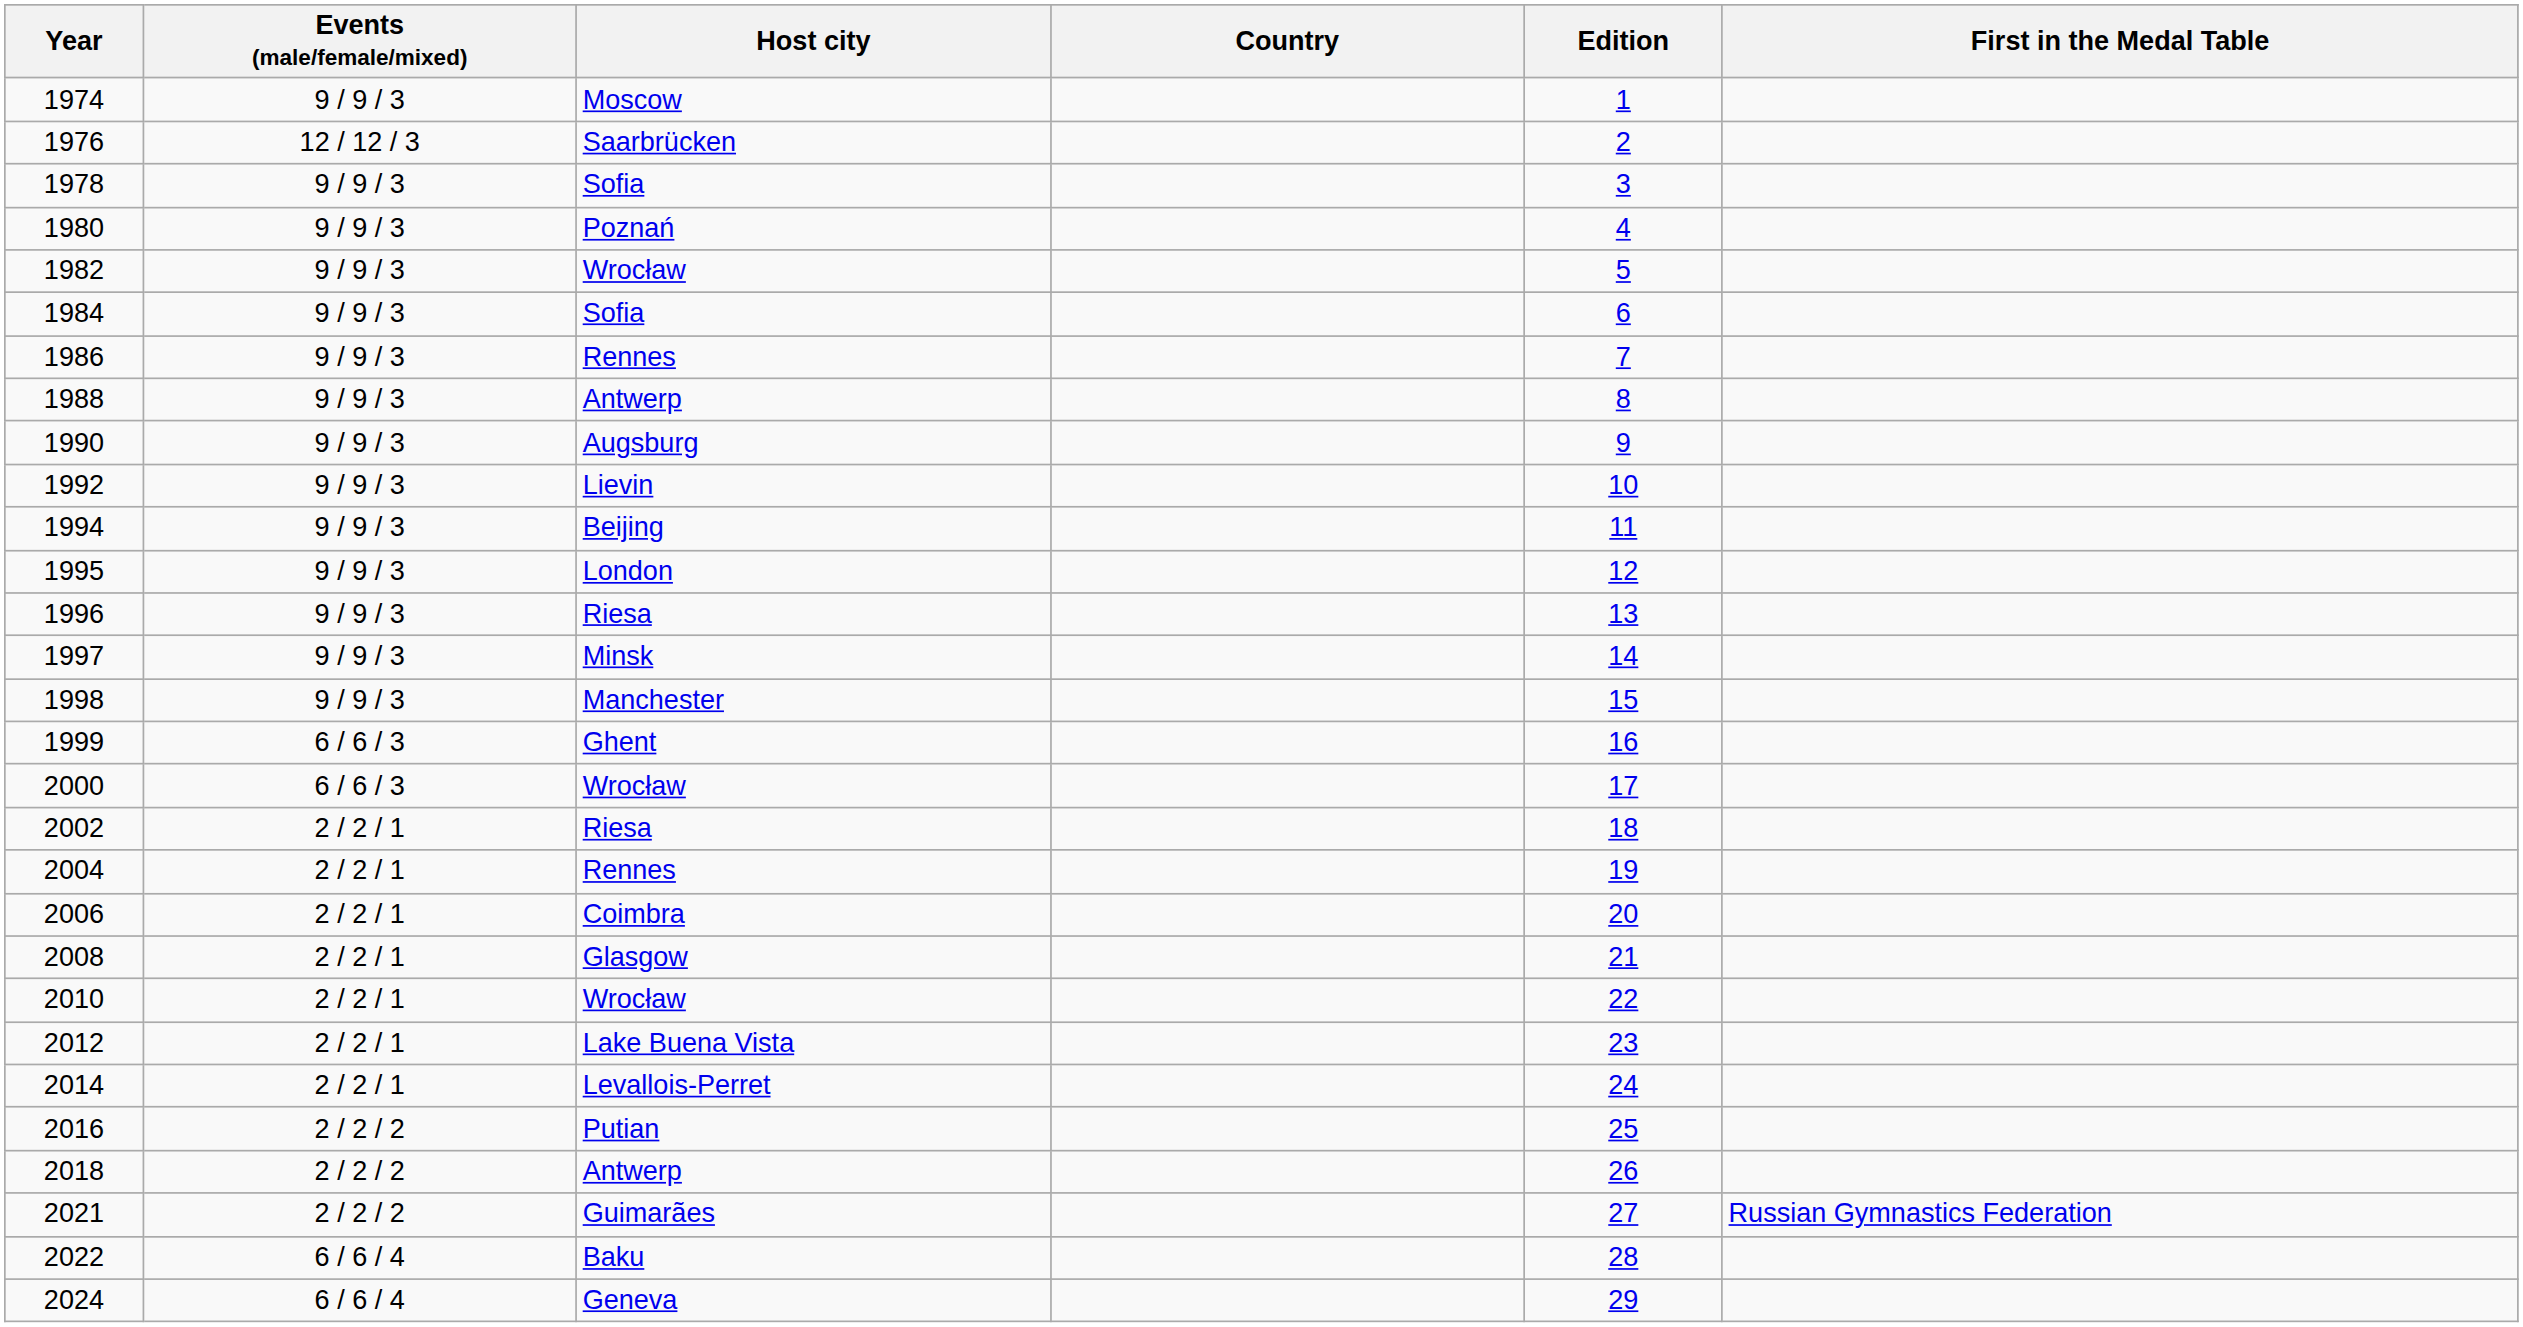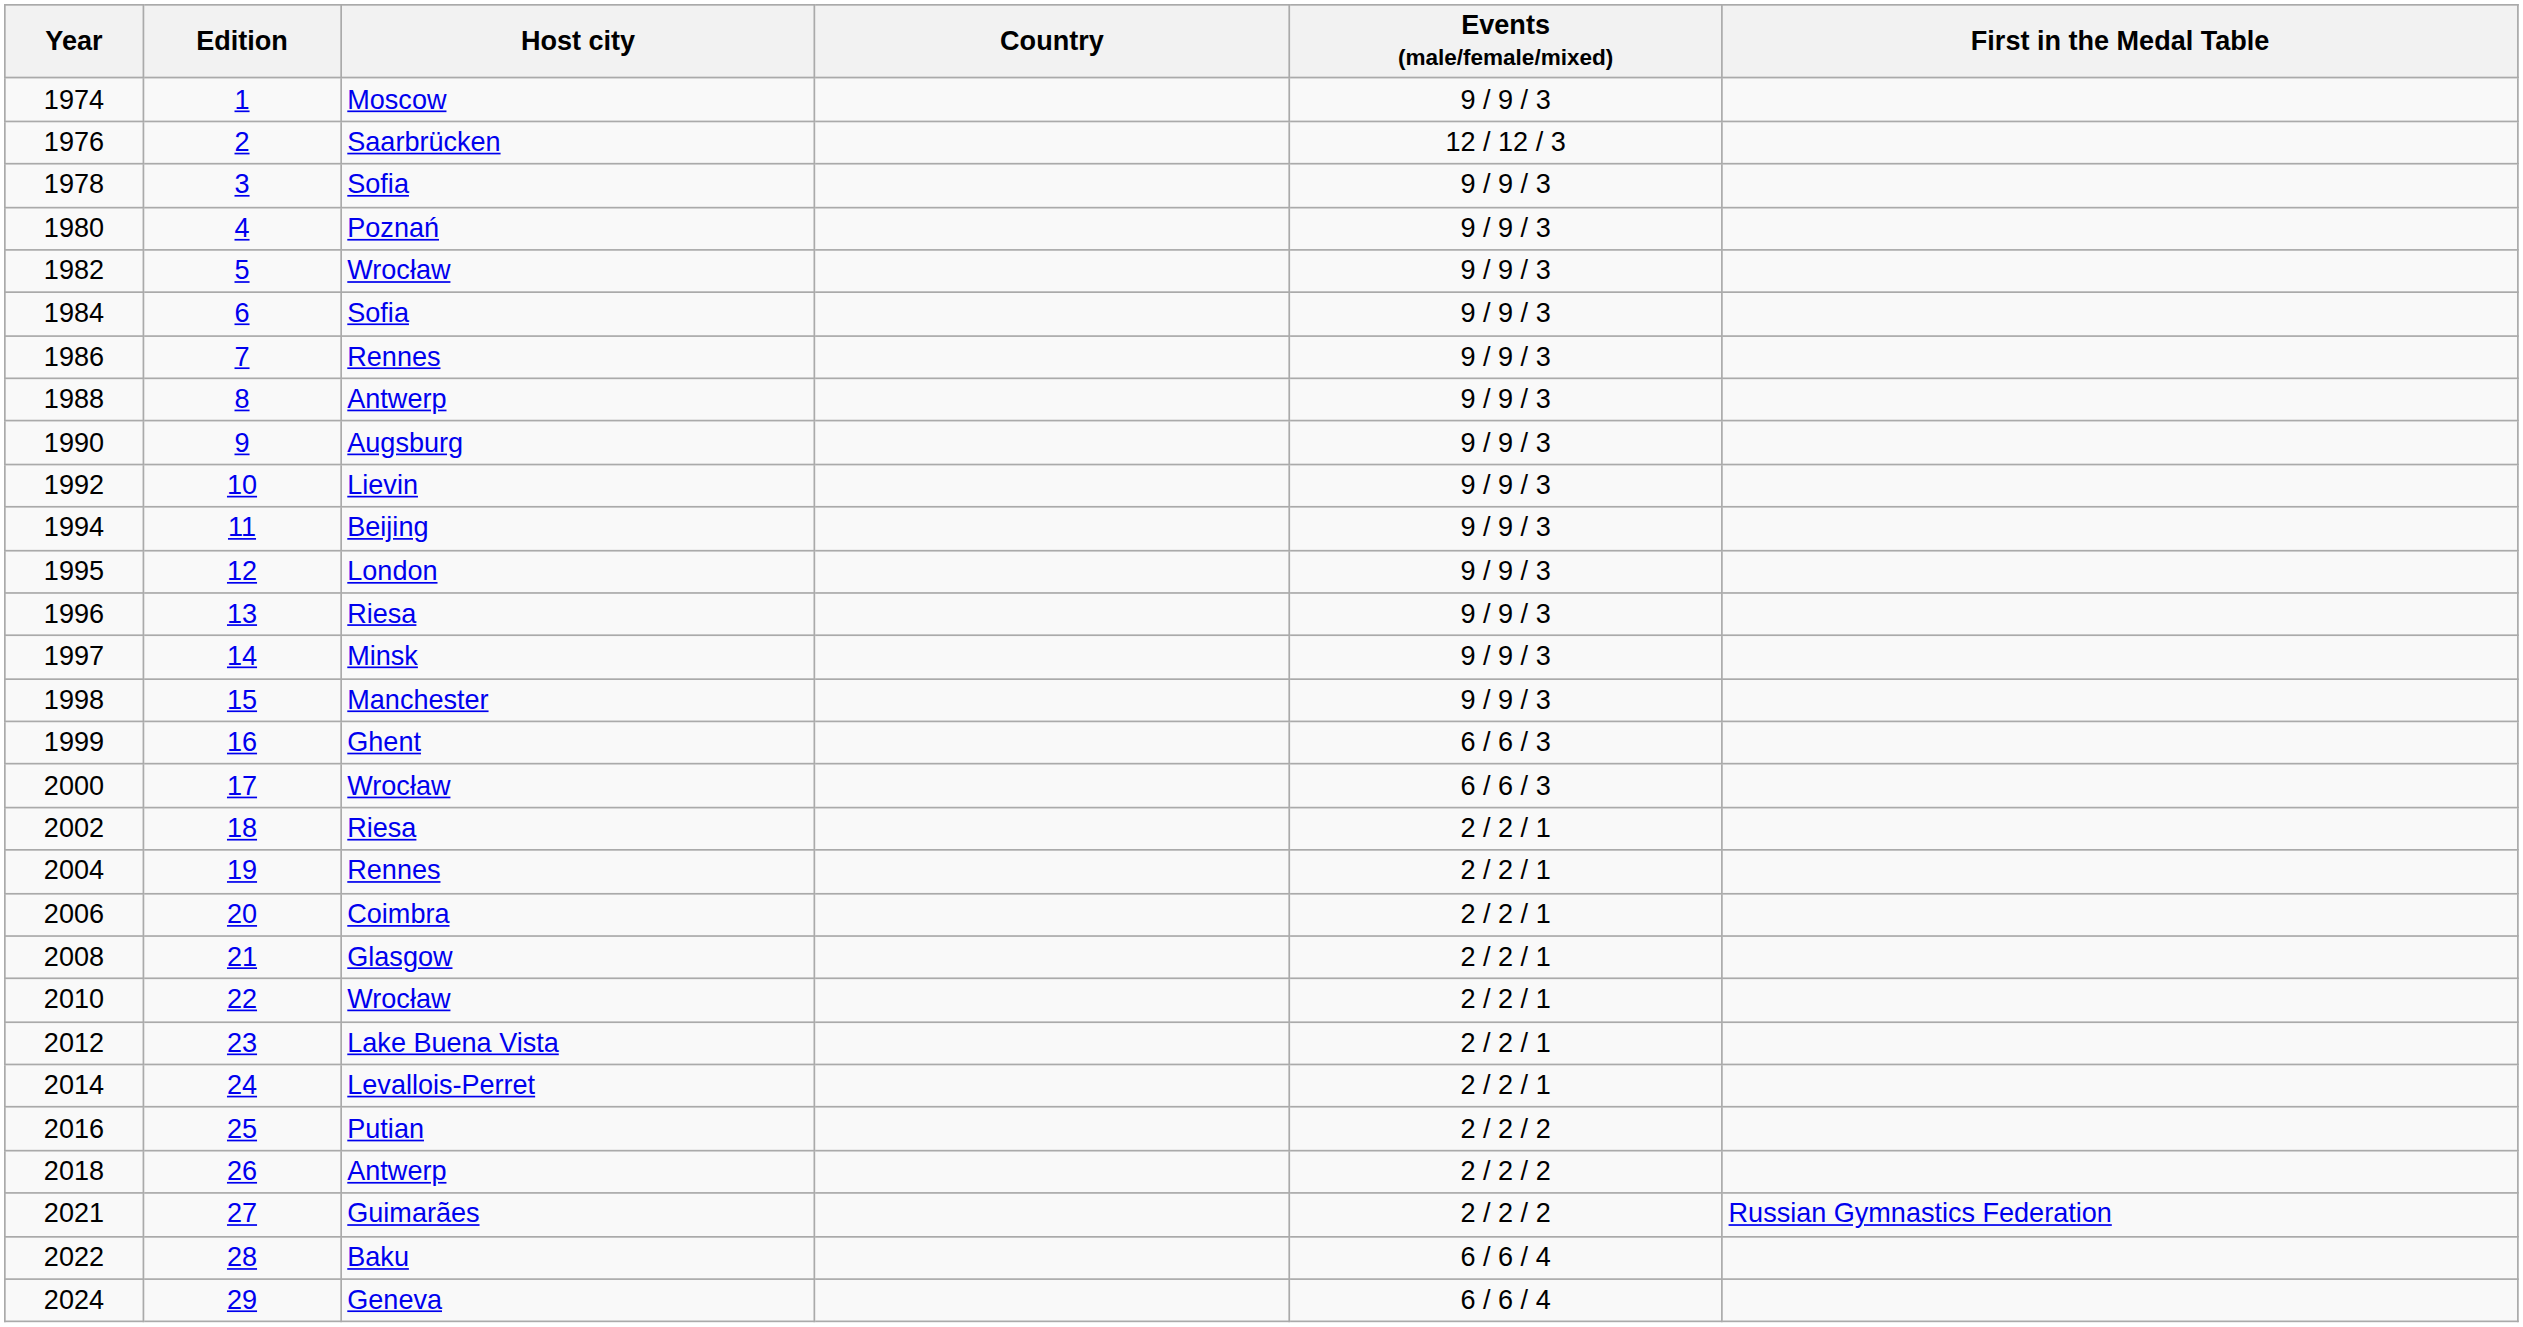columns swapped: (1623, 41) <-> (360, 41)
